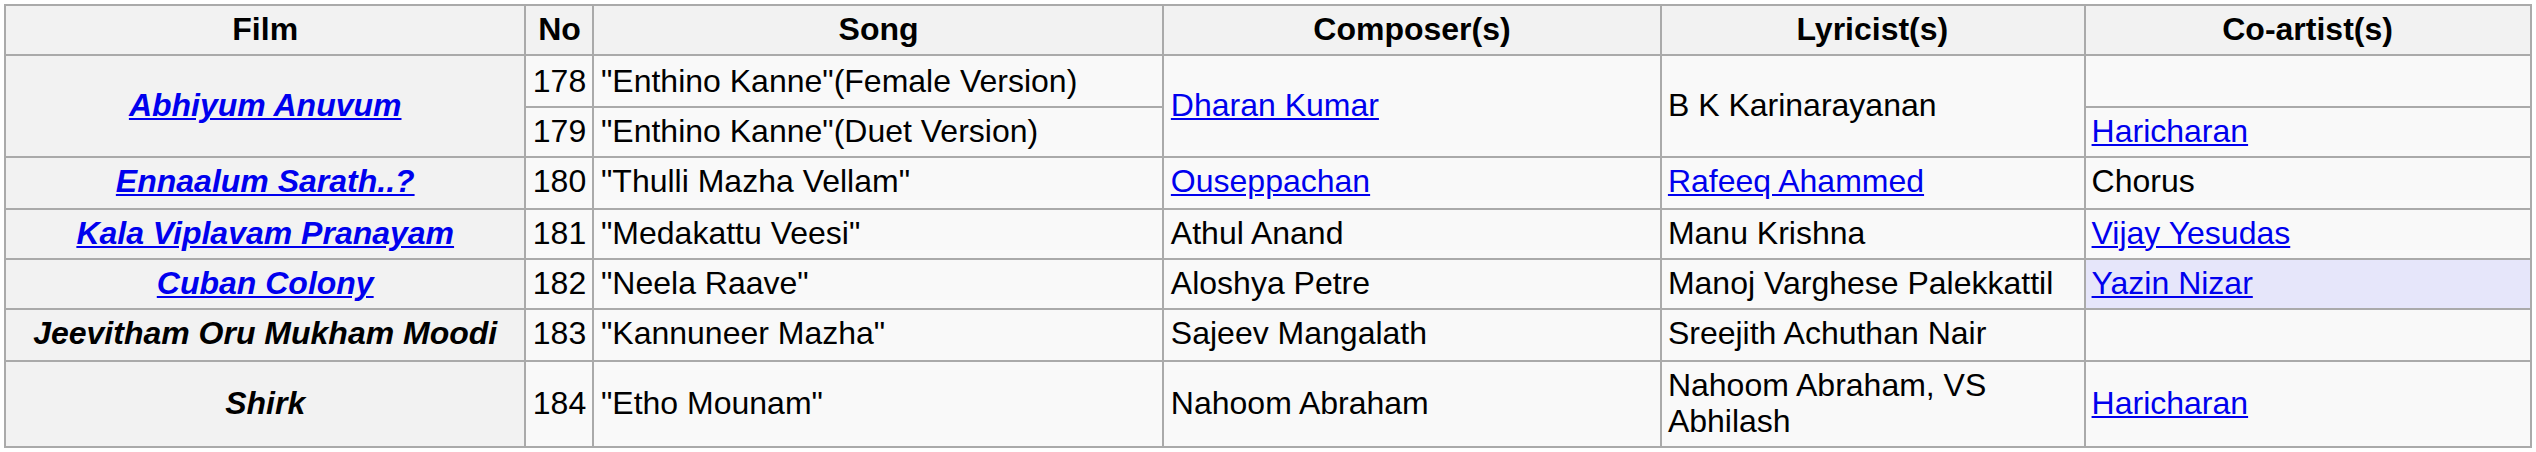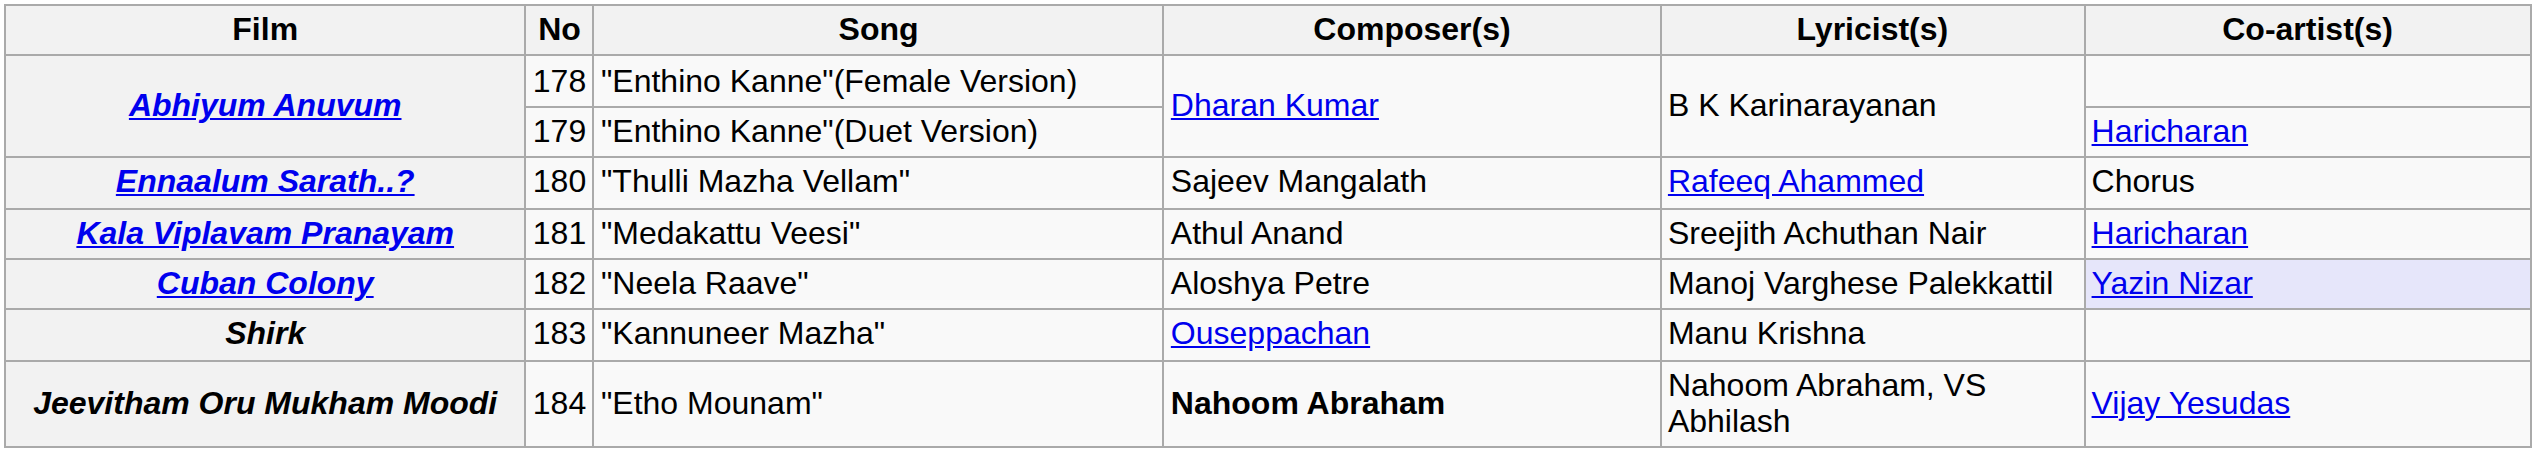(1270, 182) Ouseppachan -> (1299, 182) Sajeev Mangalath
(1767, 232) Manu Krishna -> (1827, 232) Sreejith Achuthan Nair
(2191, 232) Vijay Yesudas -> (2170, 232) Haricharan
(265, 334) Jeevitham Oru Mukham Moodi -> (265, 334) Shirk
(1299, 334) Sajeev Mangalath -> (1270, 334) Ouseppachan
(1827, 334) Sreejith Achuthan Nair -> (1767, 334) Manu Krishna
(265, 403) Shirk -> (265, 403) Jeevitham Oru Mukham Moodi
(1300, 403) normal -> (1308, 403) bold
(2170, 403) Haricharan -> (2191, 403) Vijay Yesudas
